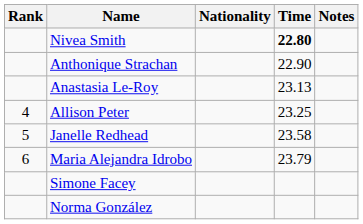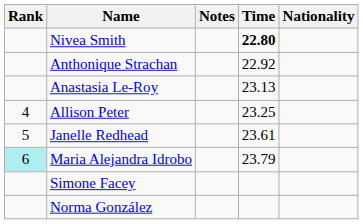columns swapped: (235, 16) <-> (336, 16)
(295, 64) 22.90 -> (259, 64) 22.92
(295, 135) 23.58 -> (259, 135) 23.61
(25, 159) no background -> (25, 159) paleturquoise background
